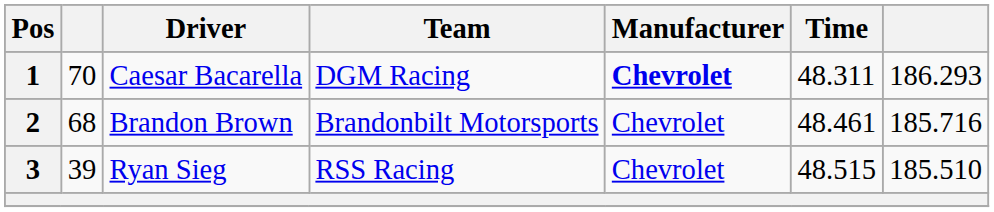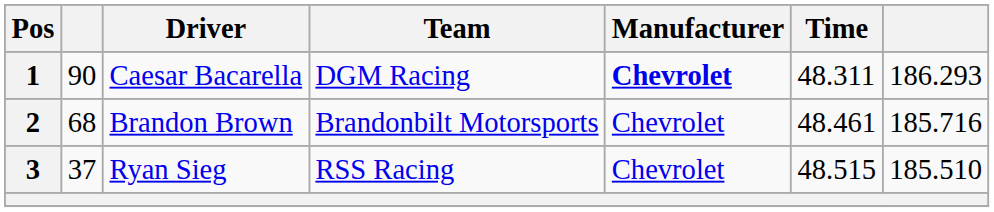(82, 75) 70 -> (82, 75) 90
(82, 169) 39 -> (82, 169) 37
